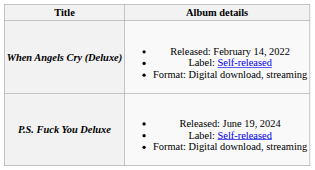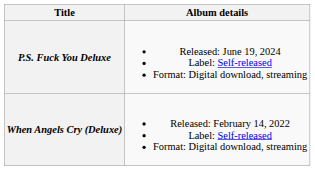rows swapped: (64, 57) <-> (64, 129)
